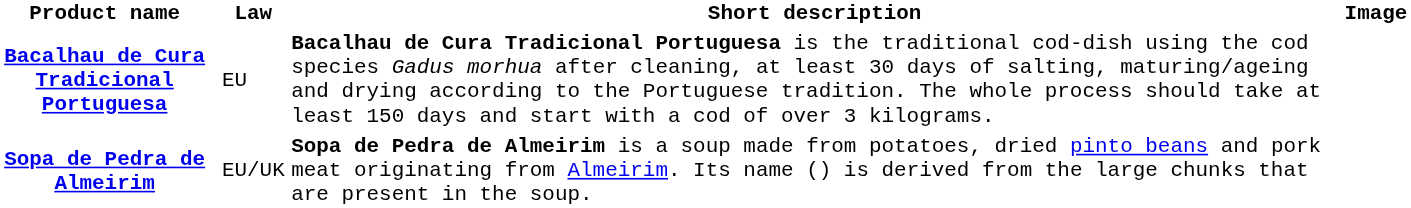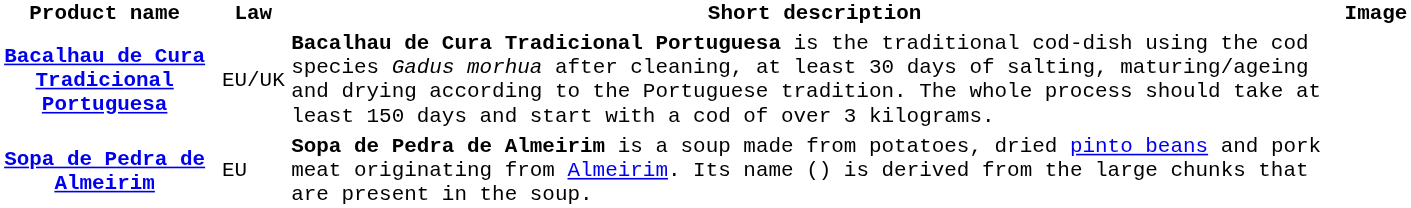(234, 80) EU -> (253, 80) EU/UK
(253, 171) EU/UK -> (234, 171) EU
